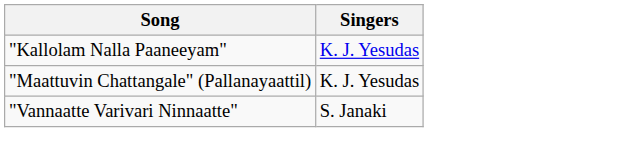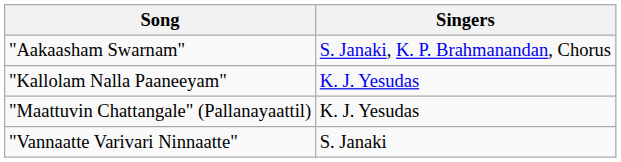+ row: (97, 50)
